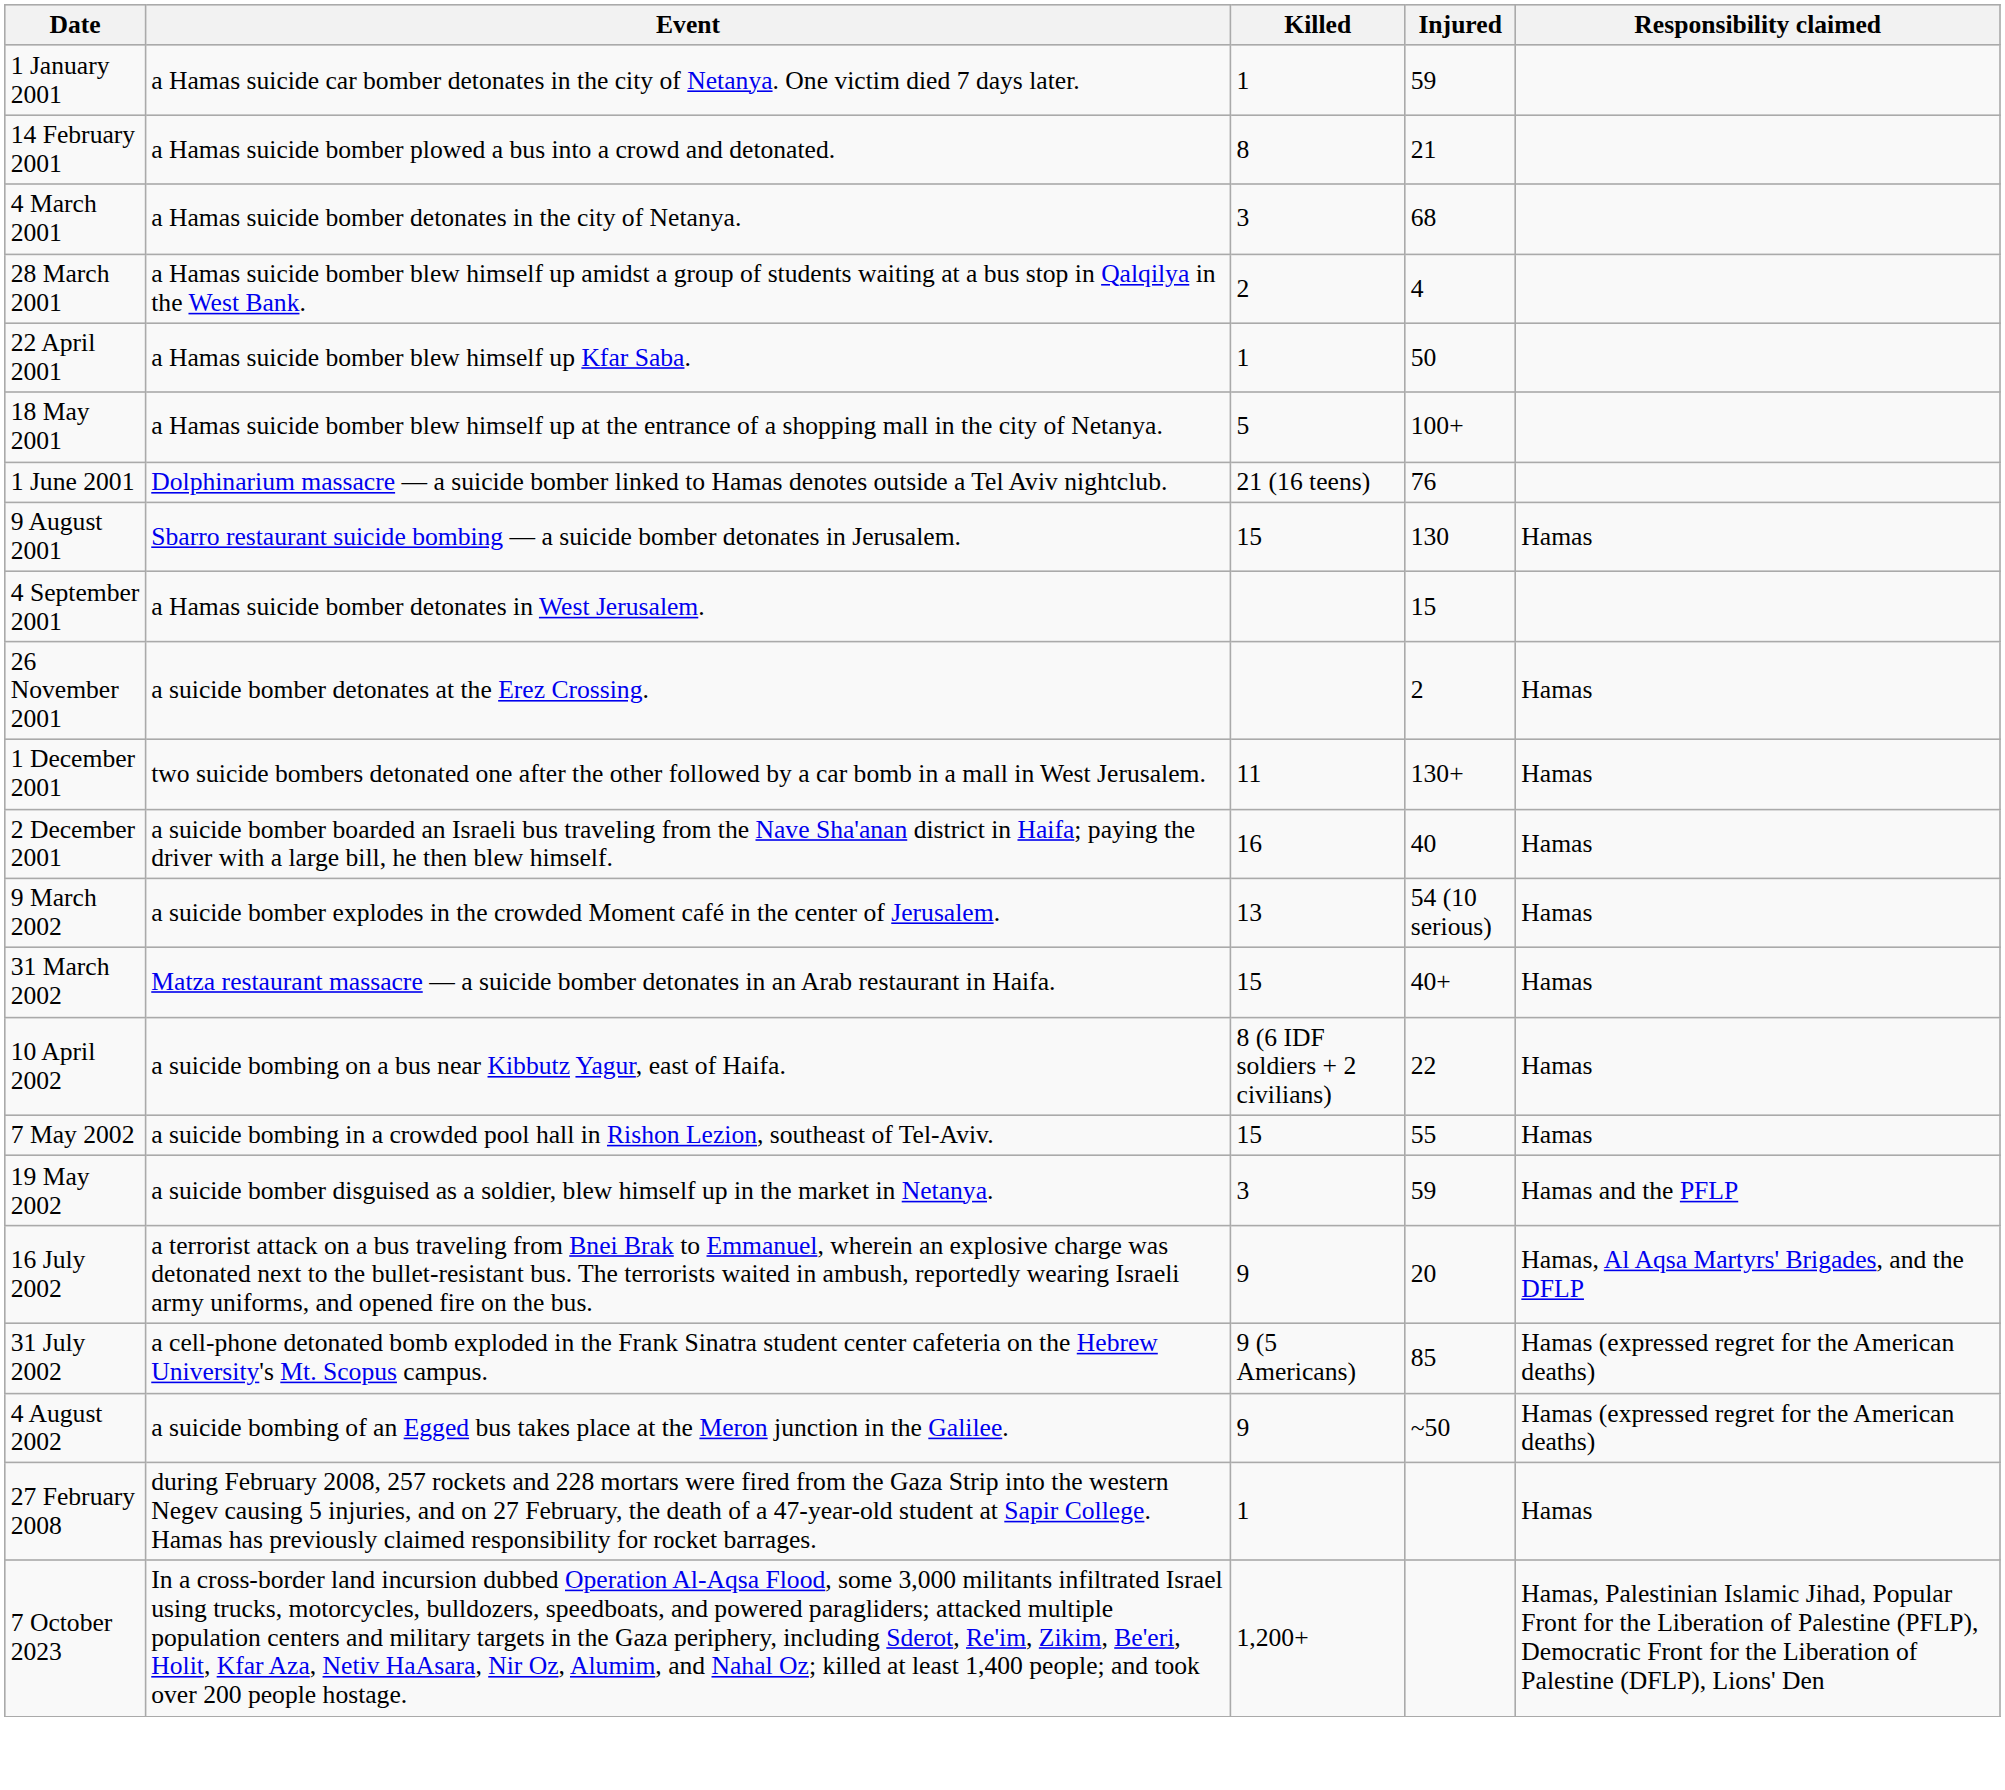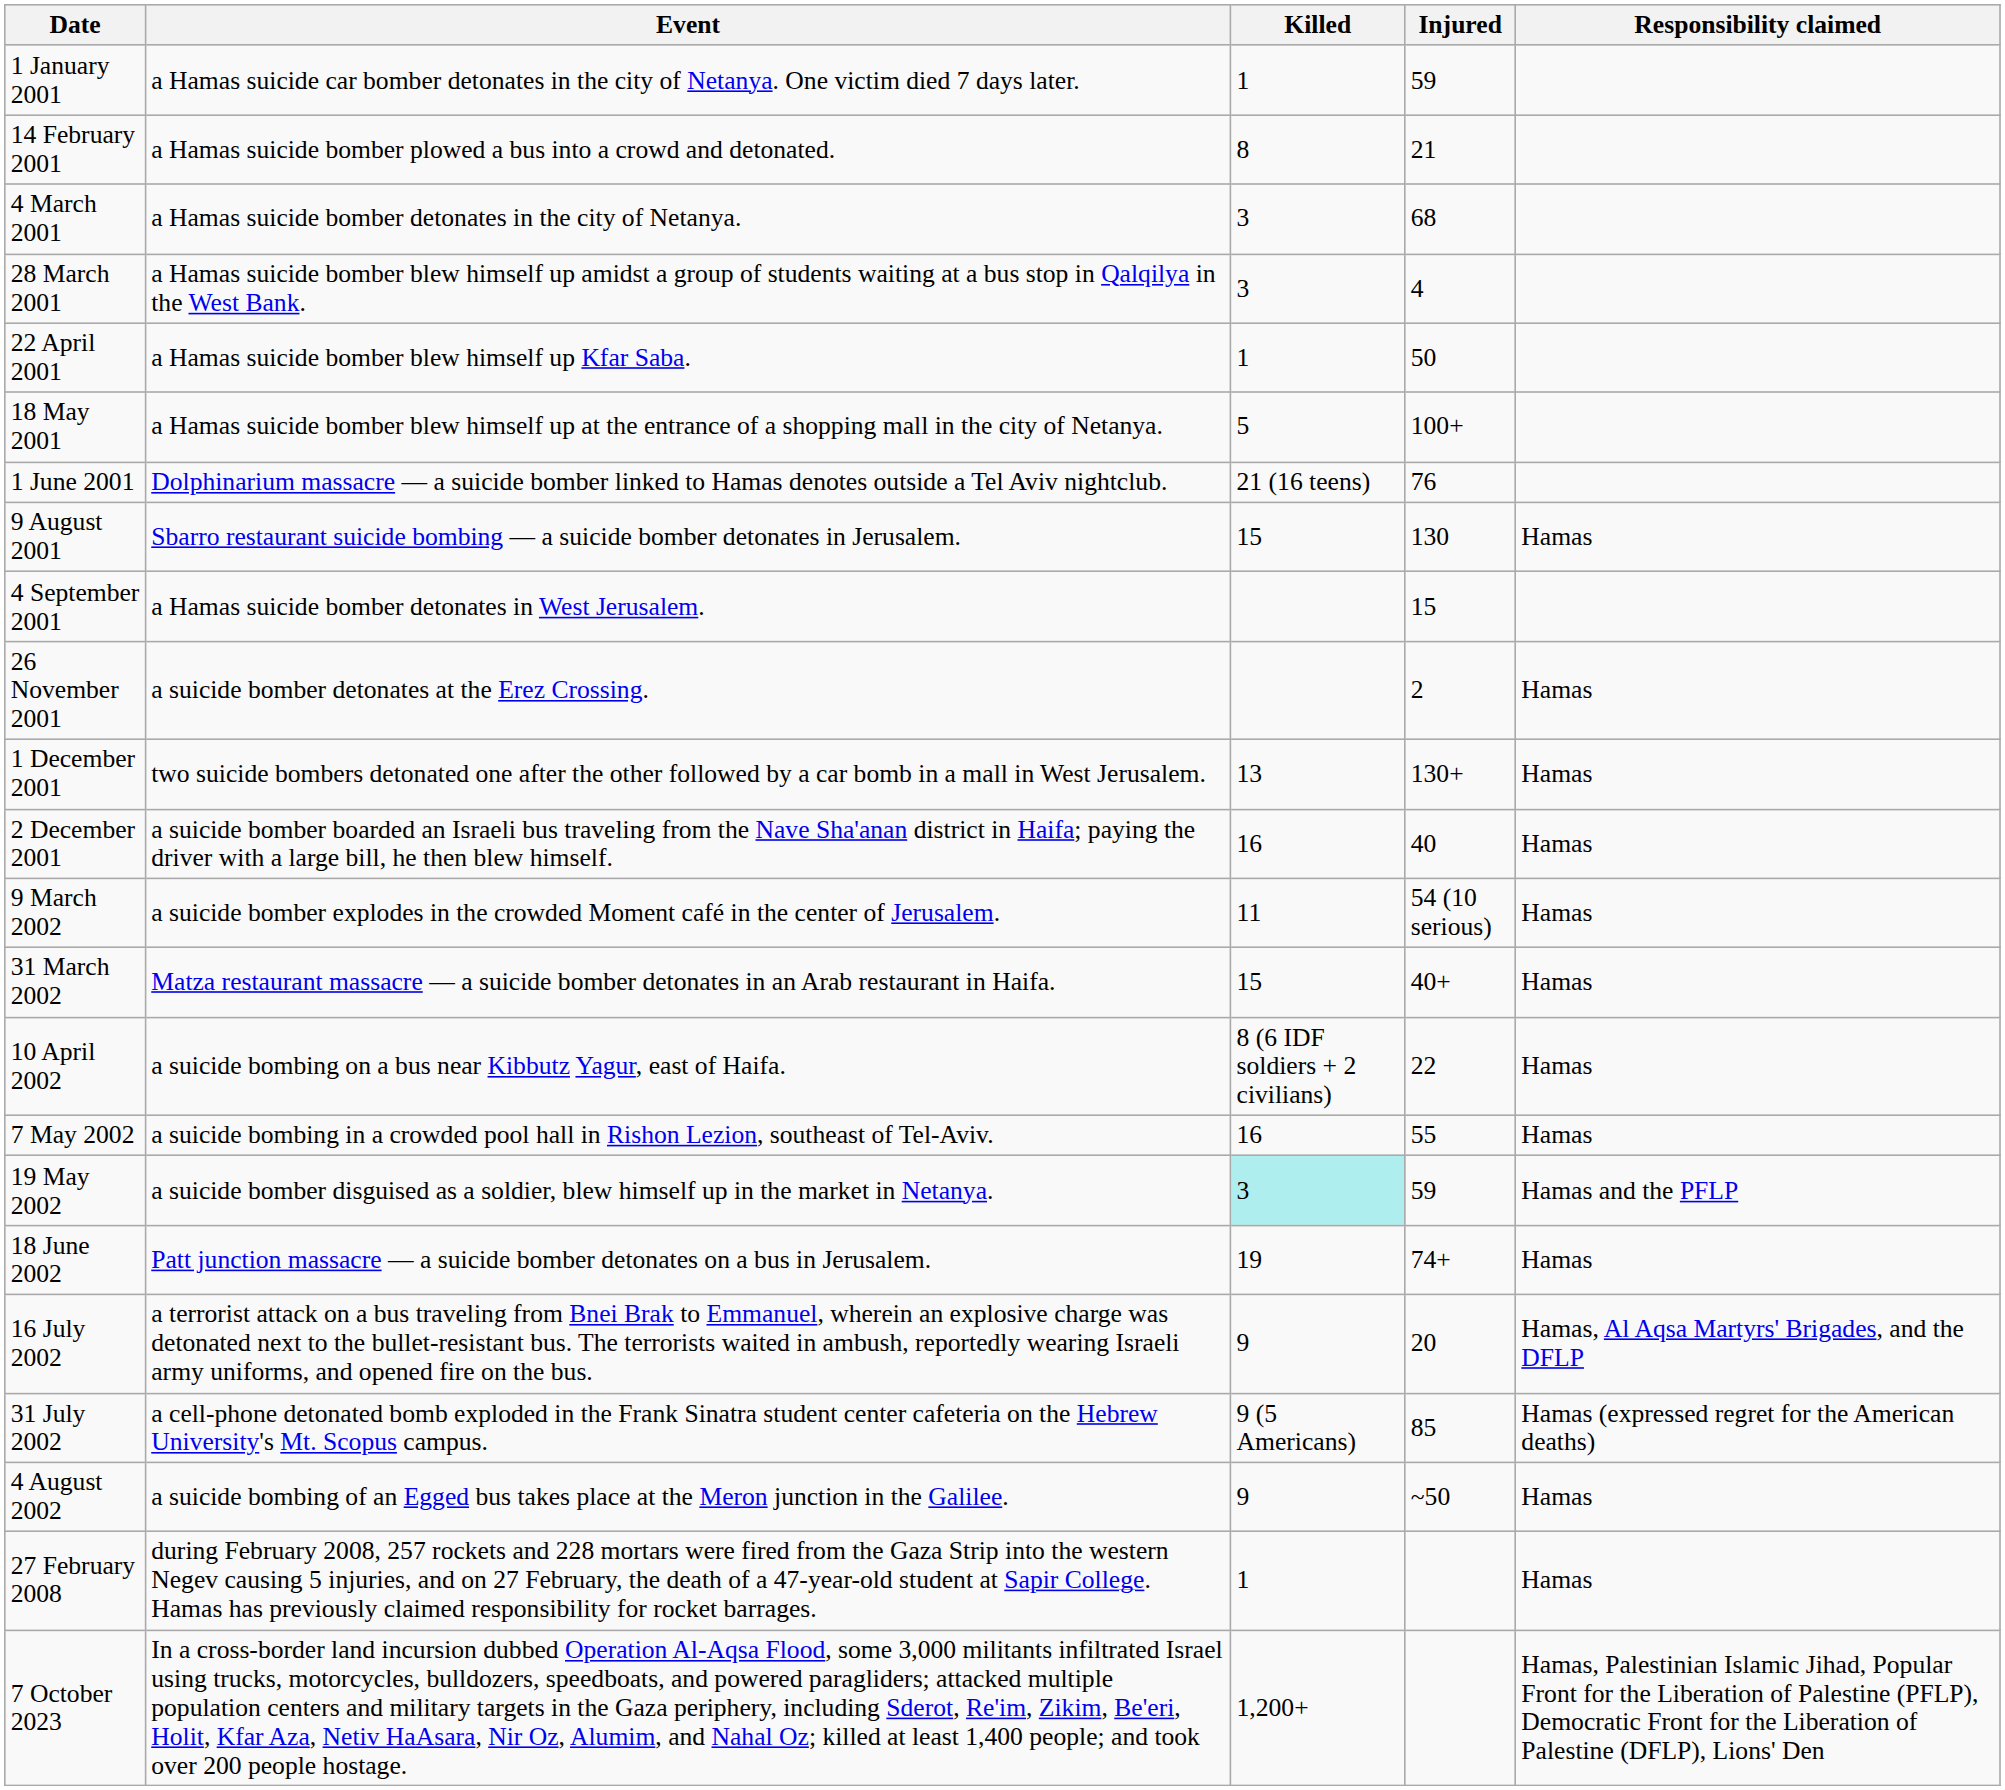(1243, 288) 2 -> (1243, 288) 3
(1249, 773) 11 -> (1249, 773) 13
(1249, 912) 13 -> (1249, 912) 11
(1249, 1135) 15 -> (1249, 1135) 16
(1243, 1190) no background -> (1243, 1190) paleturquoise background
+ row: (50, 1259)
(1738, 1427) Hamas (expressed regret for the American deaths) -> (1557, 1496) Hamas
